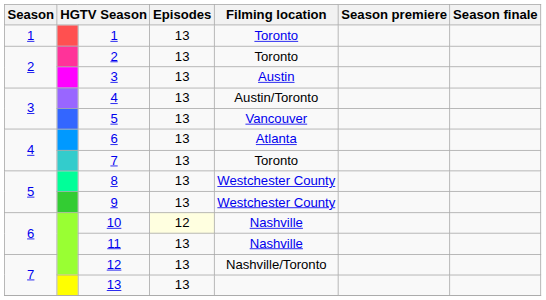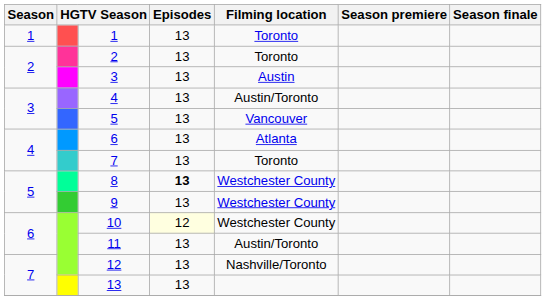(182, 181) normal -> (182, 181) bold
(276, 222) Nashville -> (276, 222) Westchester County
(276, 243) Nashville -> (276, 243) Austin/Toronto
